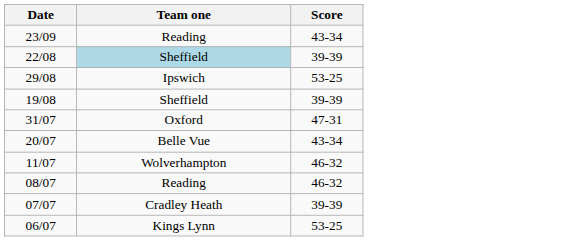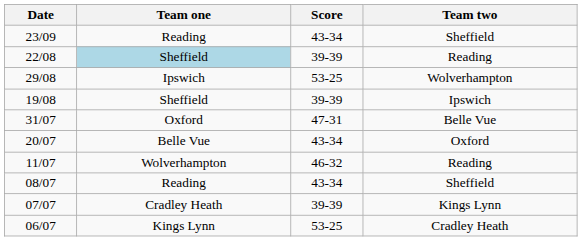+ column: (470, 15)
(327, 183) 46-32 -> (327, 183) 43-34
